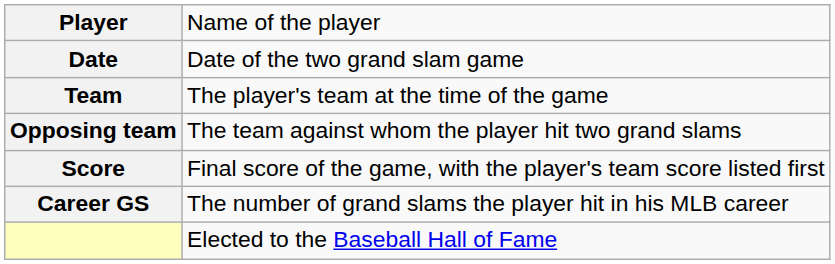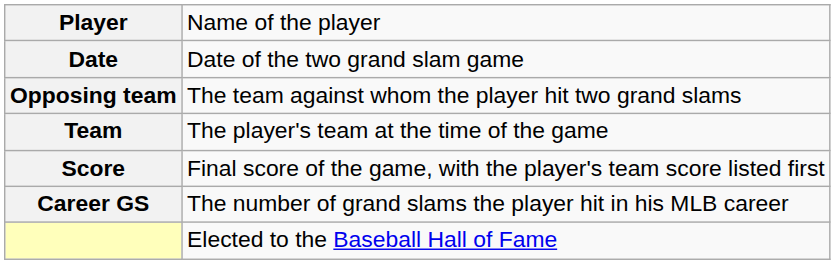rows swapped: (93, 95) <-> (93, 131)
